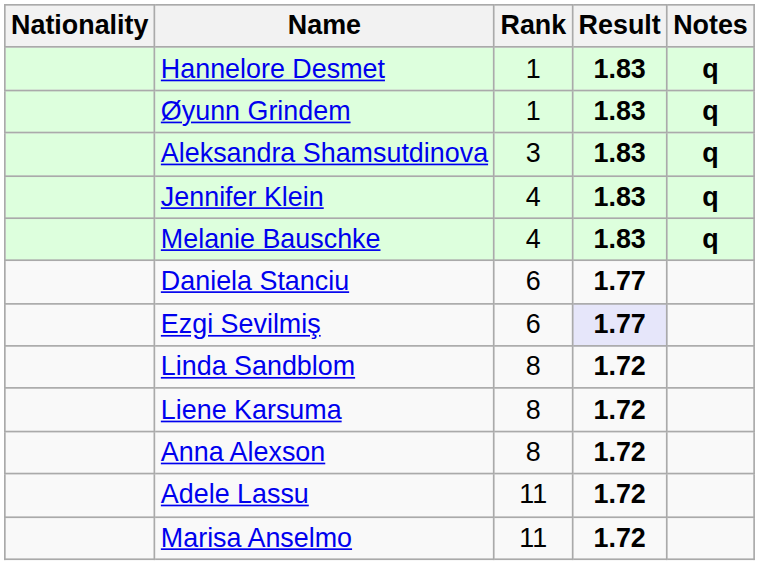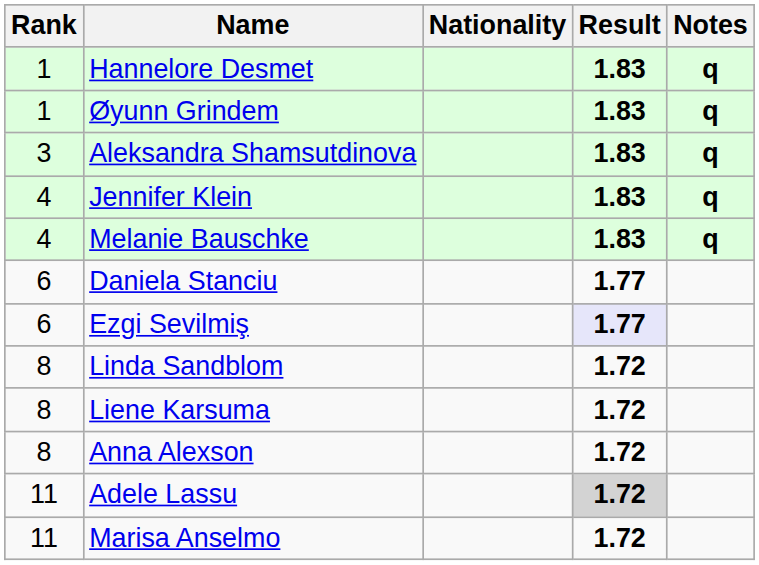columns swapped: (533, 25) <-> (80, 25)
(620, 494) no background -> (620, 494) lightgrey background
